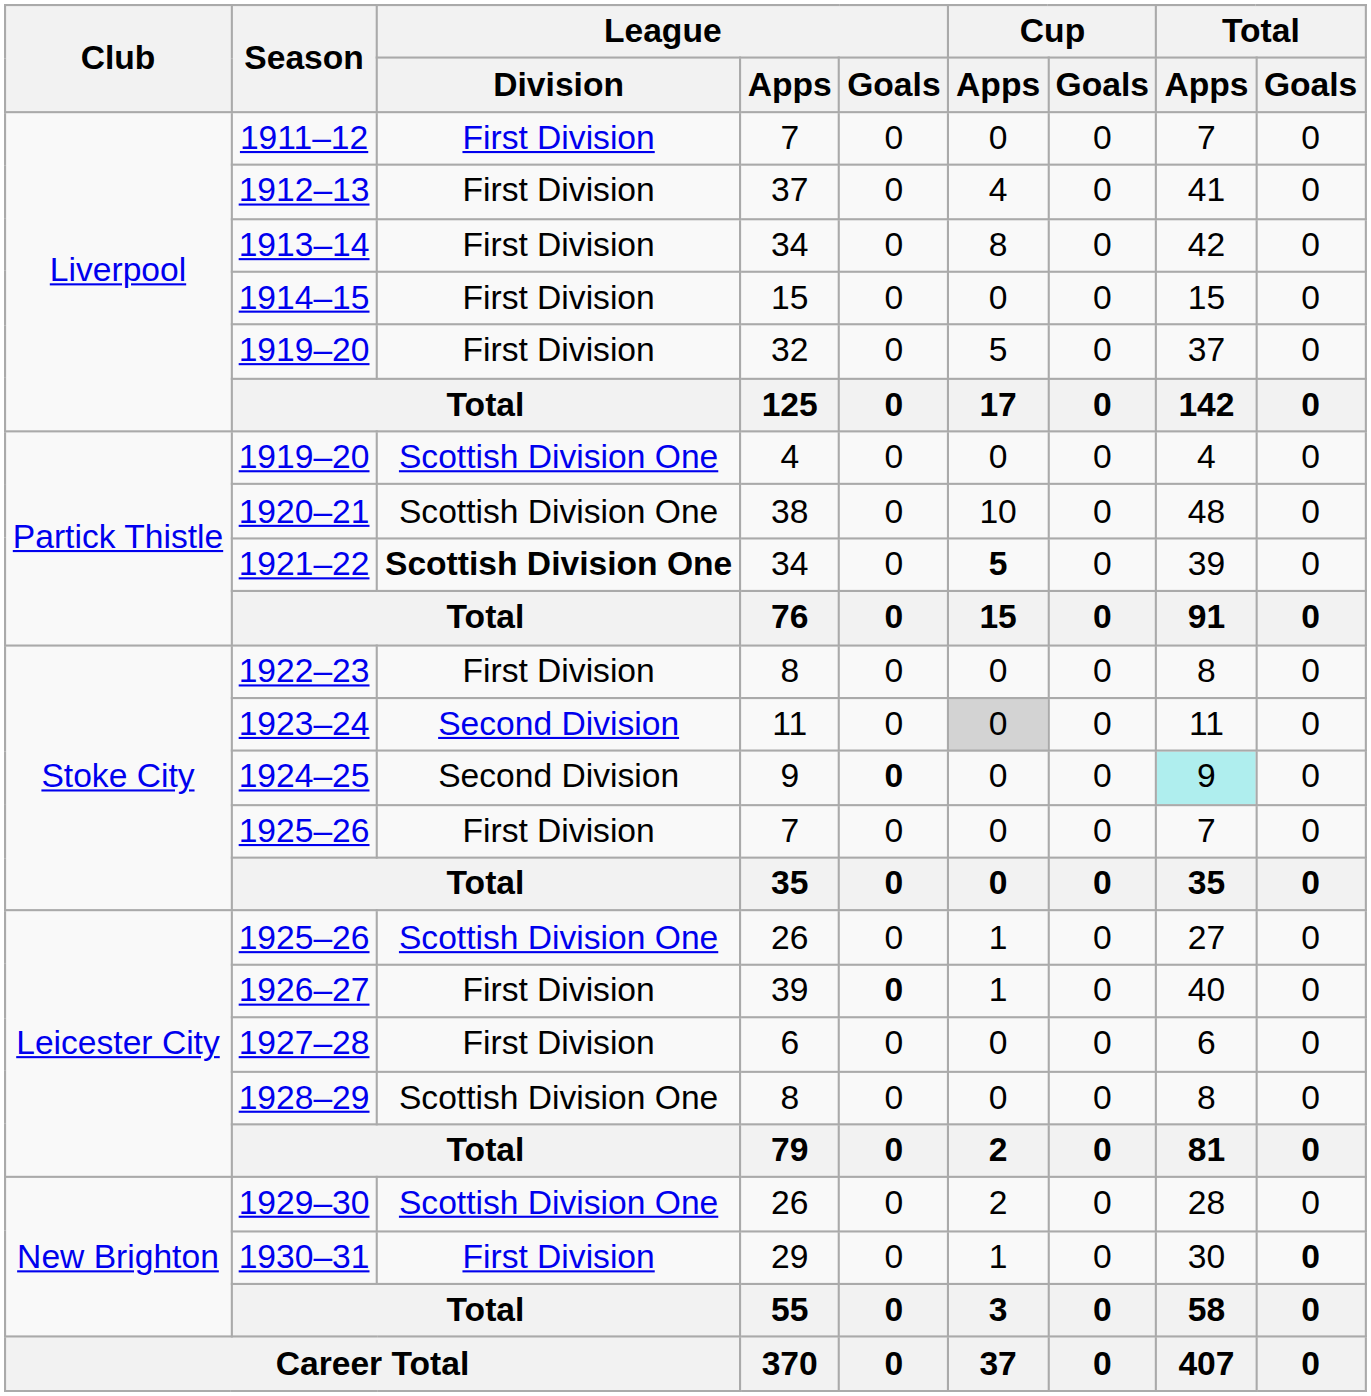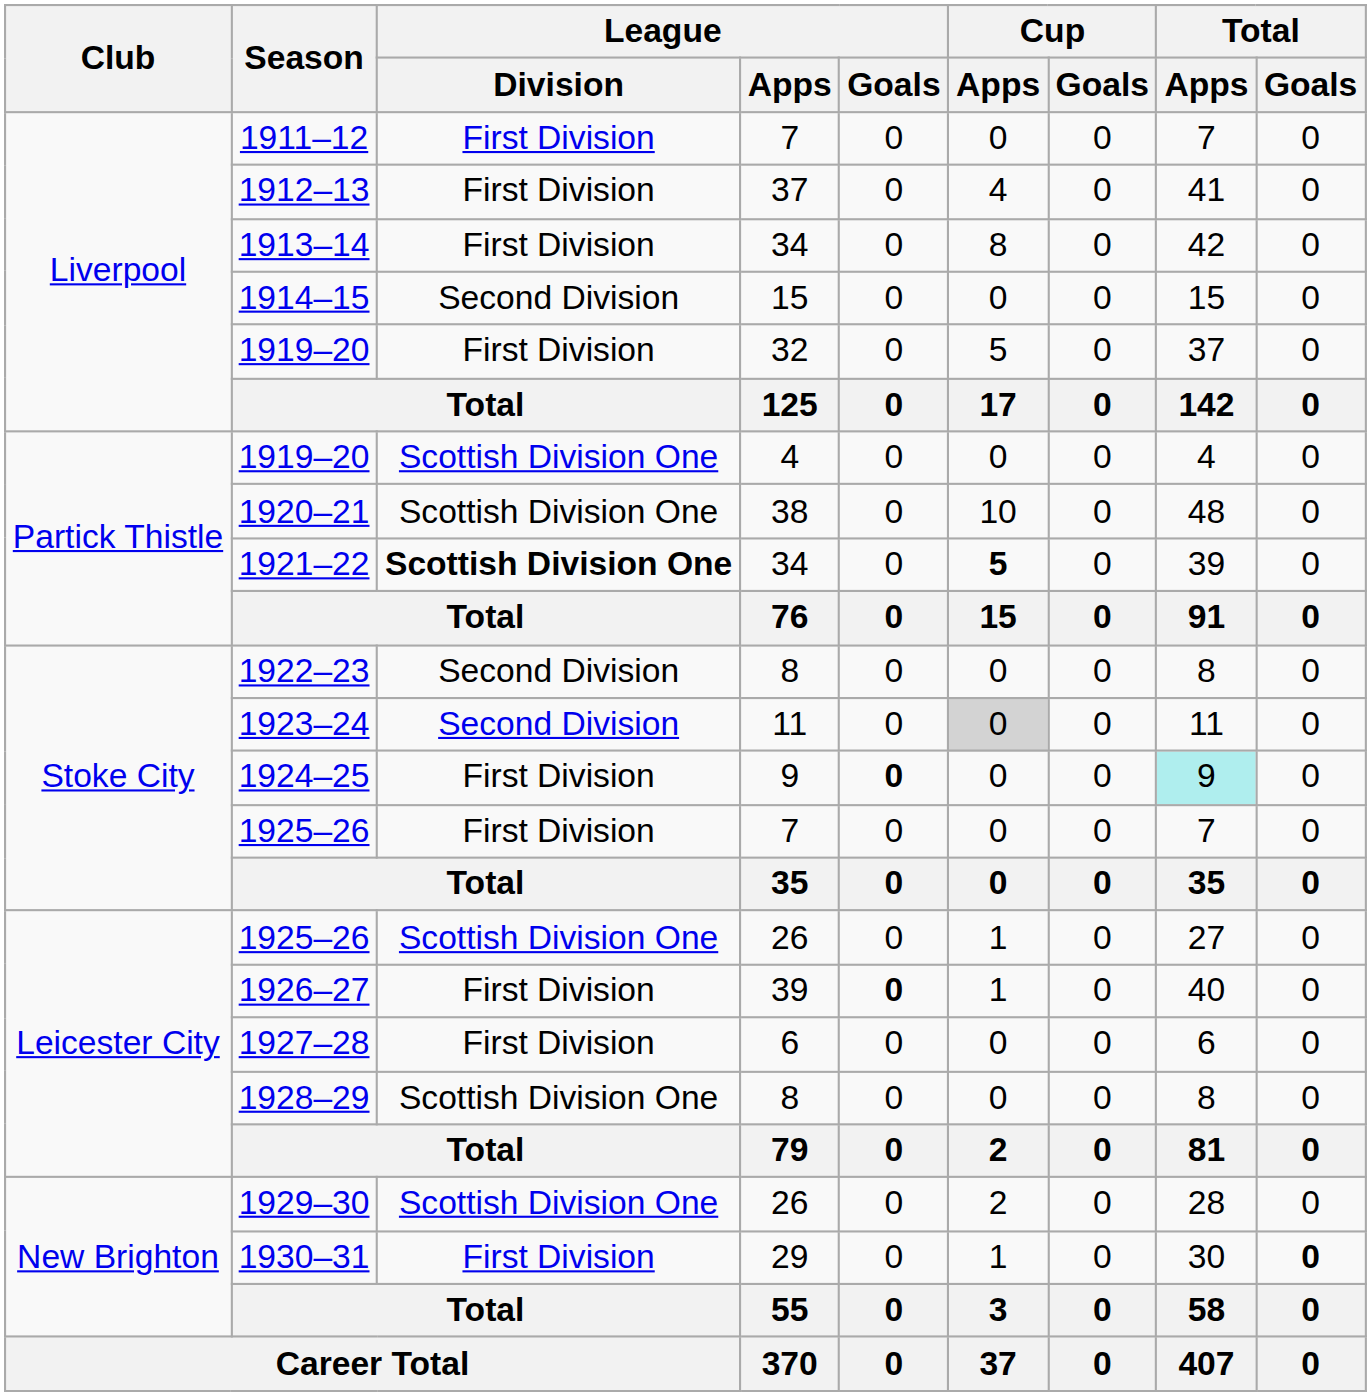(559, 297) First Division -> (559, 297) Second Division
(559, 670) First Division -> (559, 670) Second Division
(559, 777) Second Division -> (559, 777) First Division
